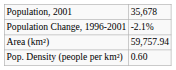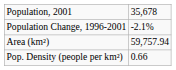(139, 57) 0.60 -> (139, 57) 0.66
